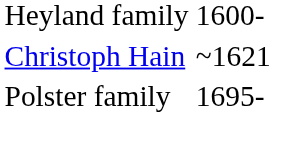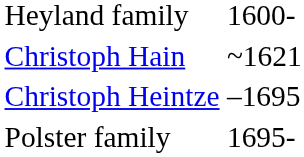+ row: (112, 96)
